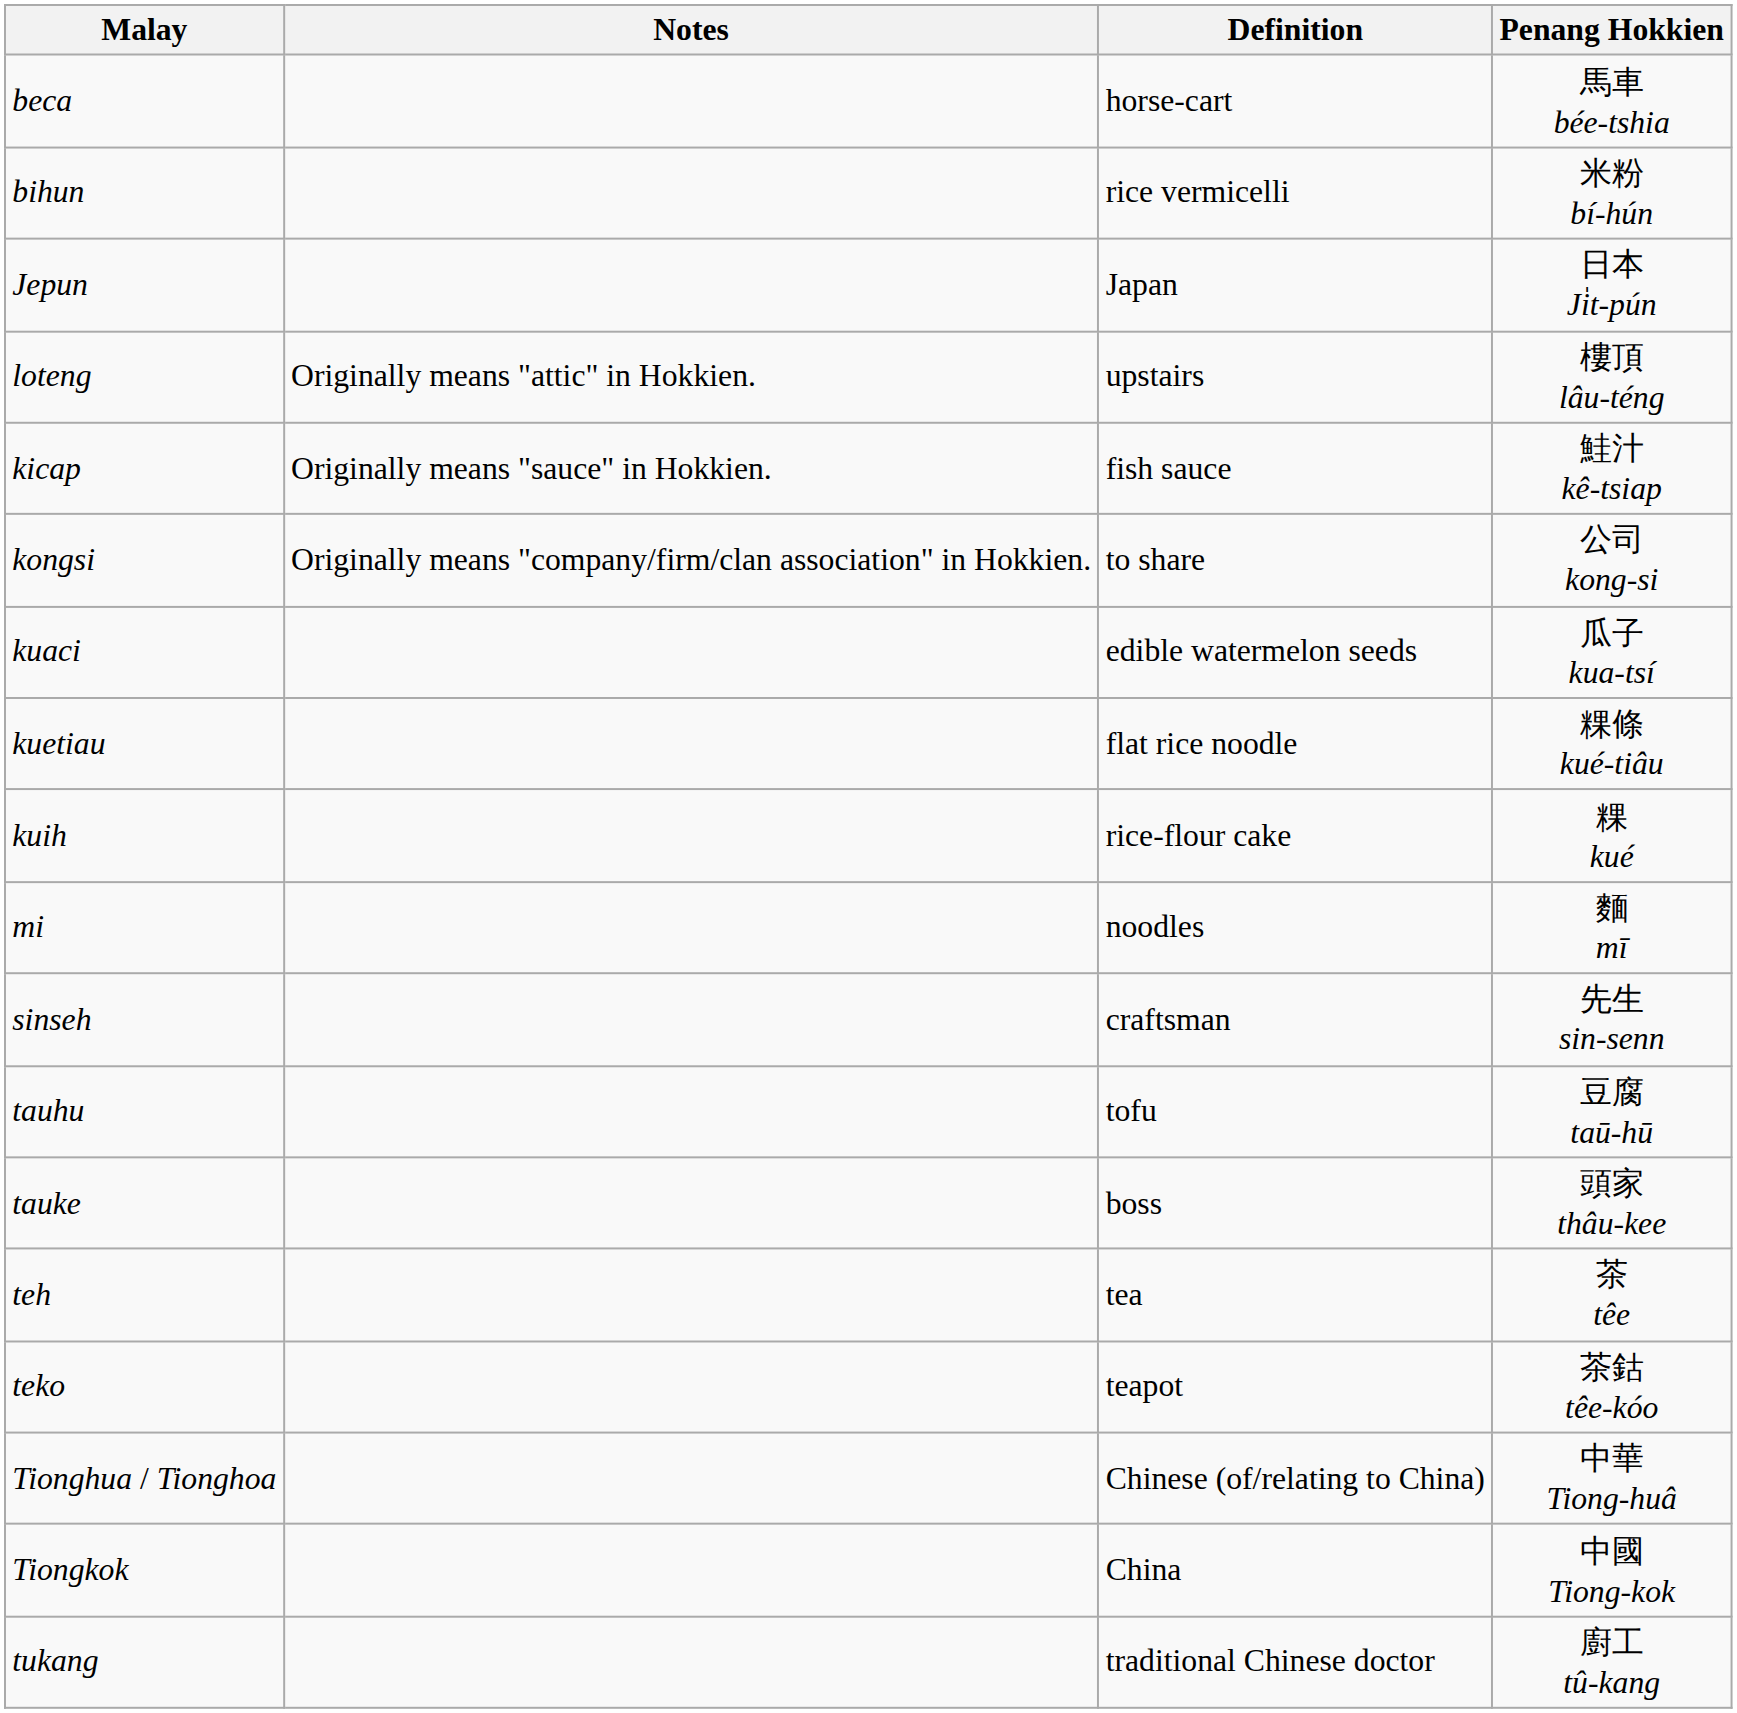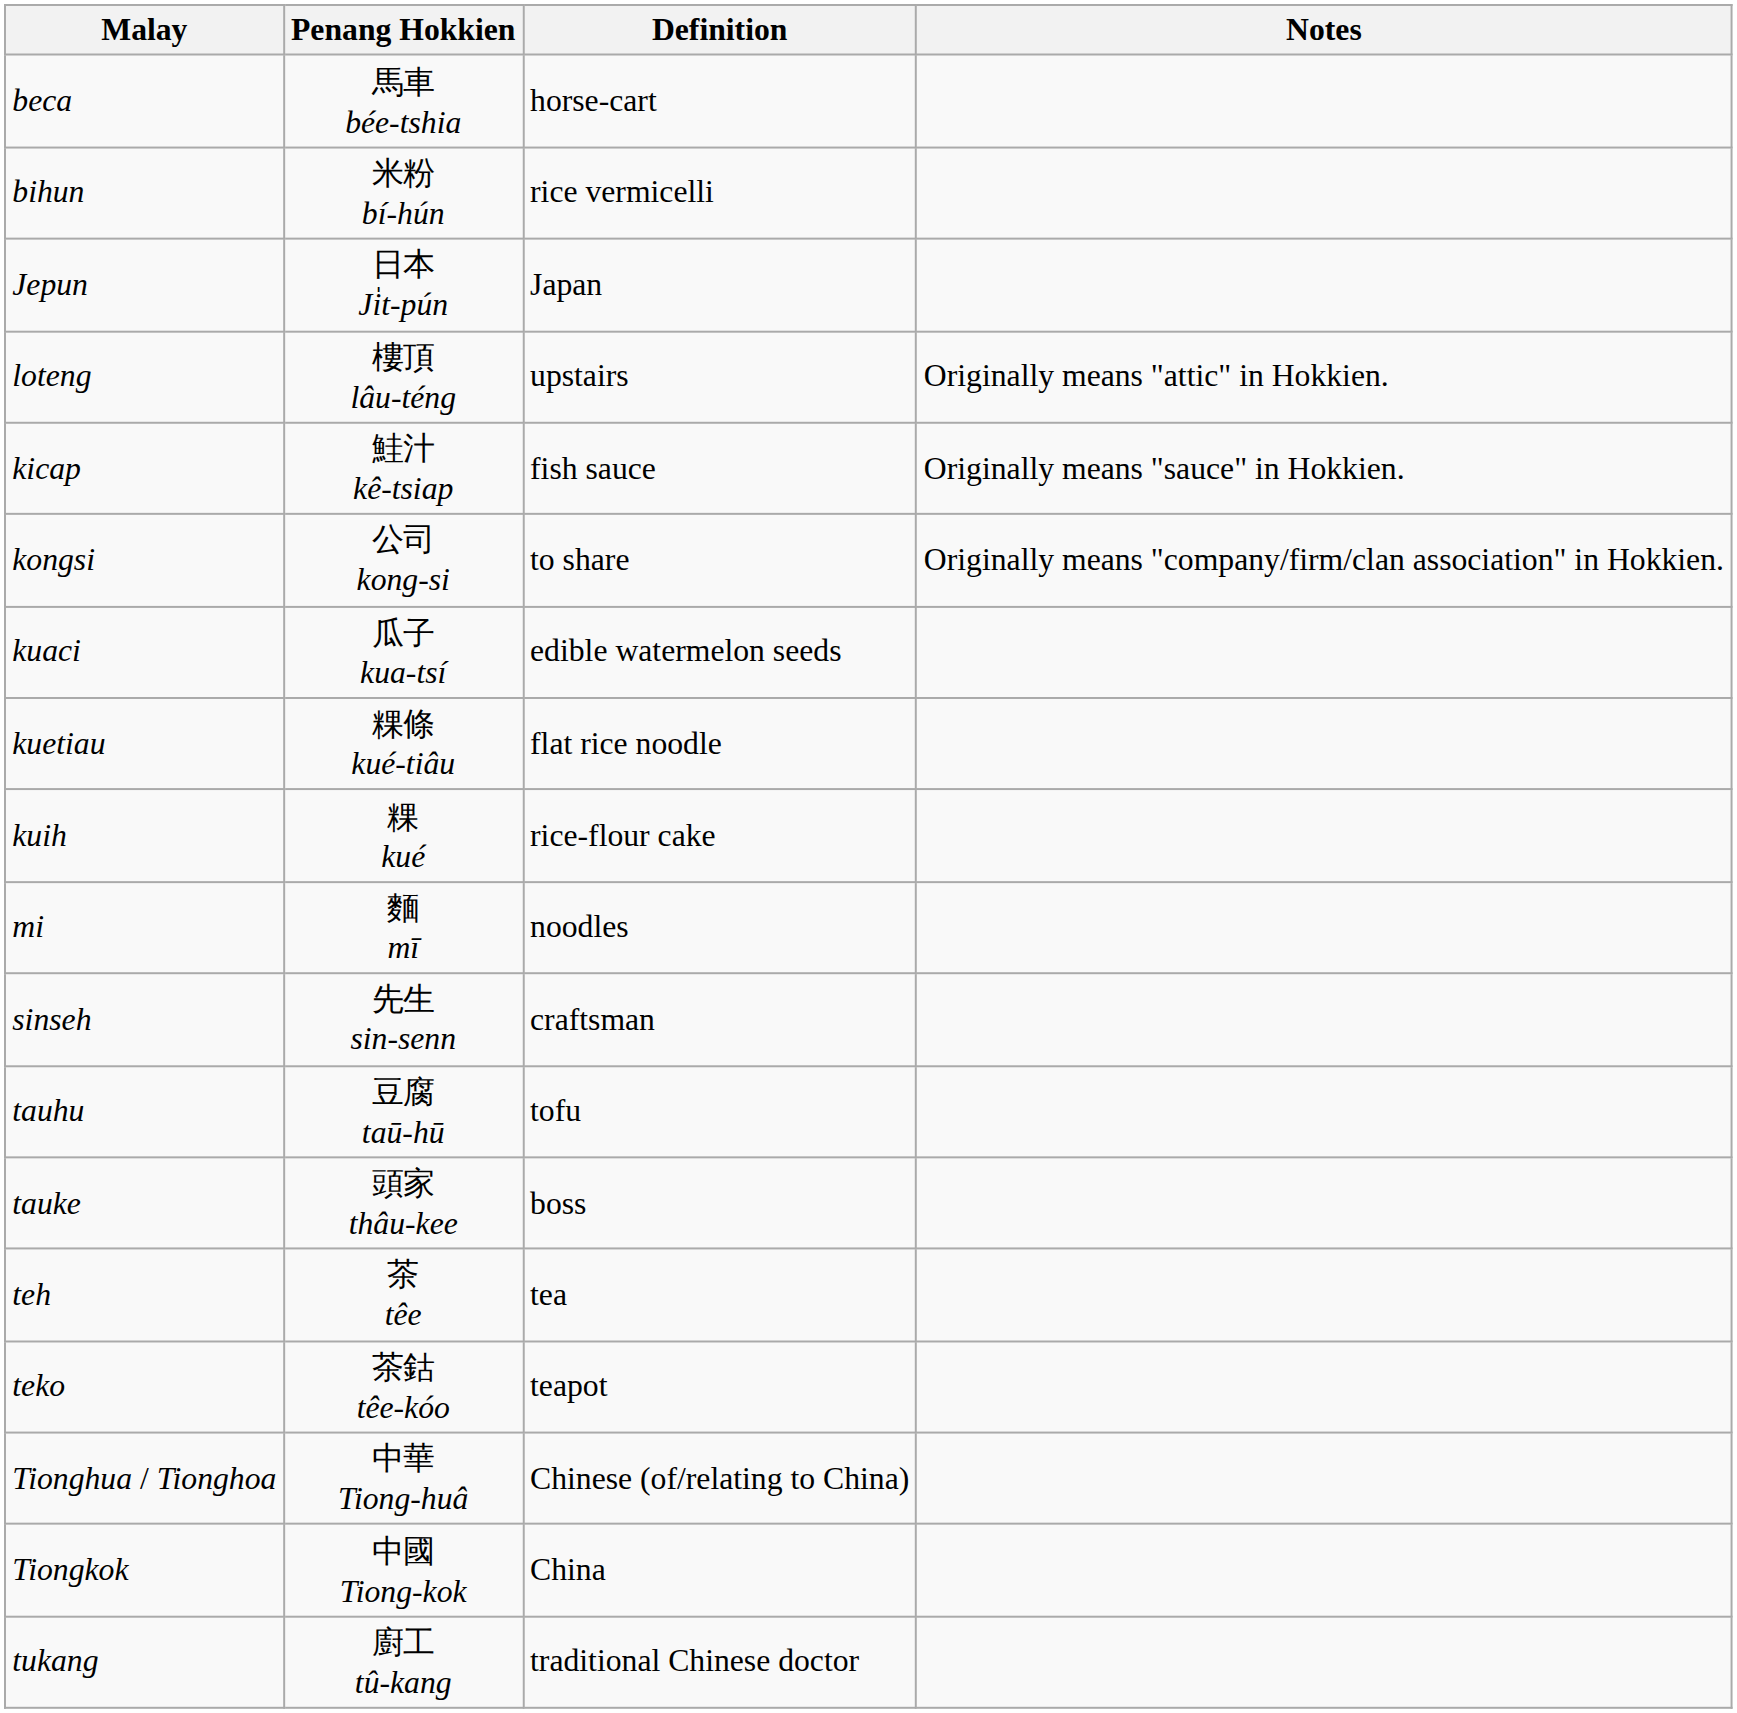columns swapped: (1612, 29) <-> (691, 29)
